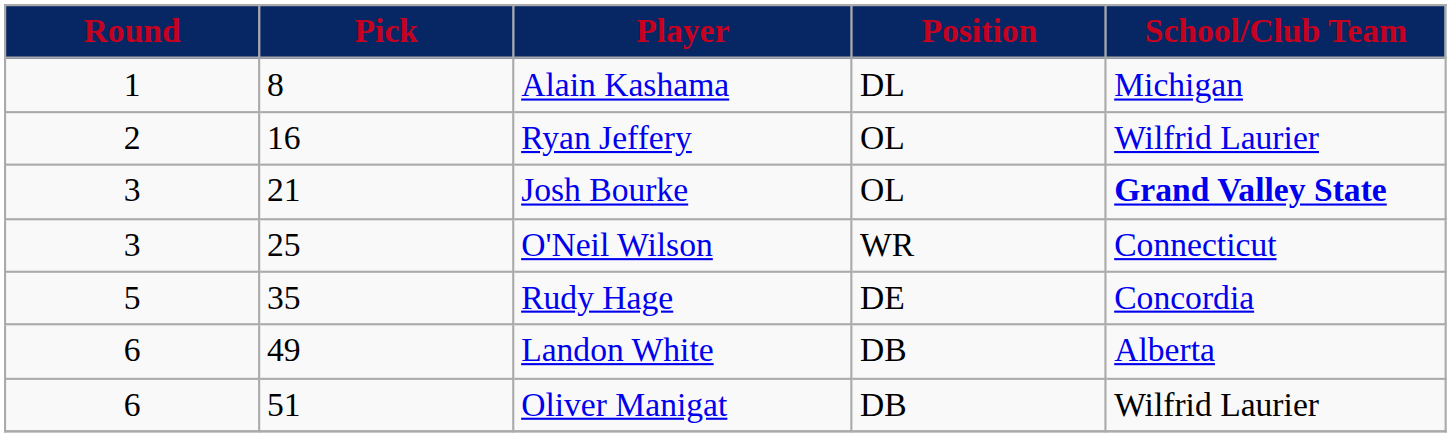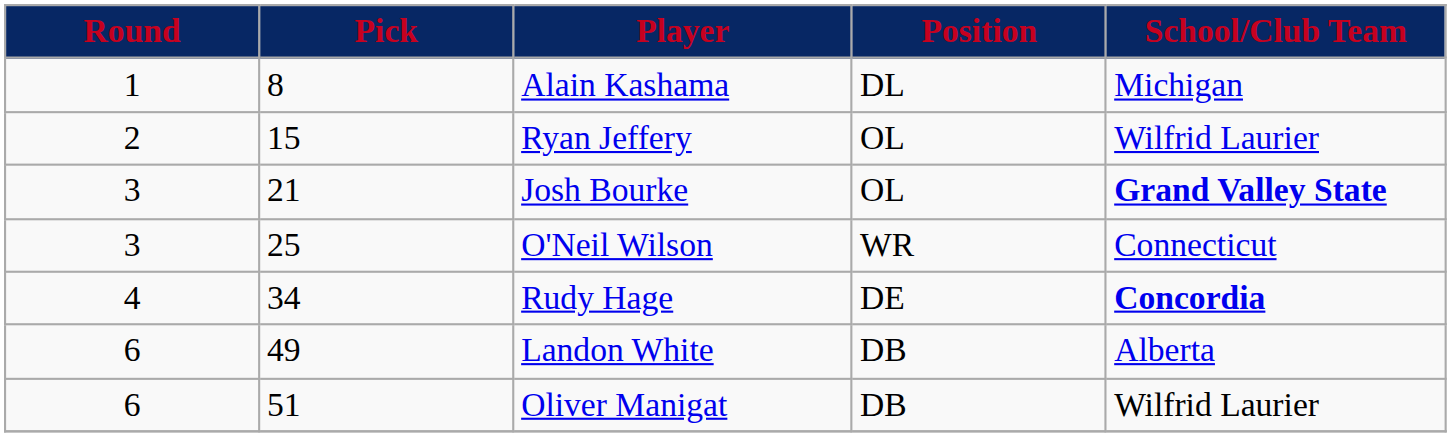(284, 137) 16 -> (284, 137) 15
(132, 297) 5 -> (132, 297) 4
(284, 297) 35 -> (284, 297) 34
(1184, 297) normal -> (1190, 297) bold
